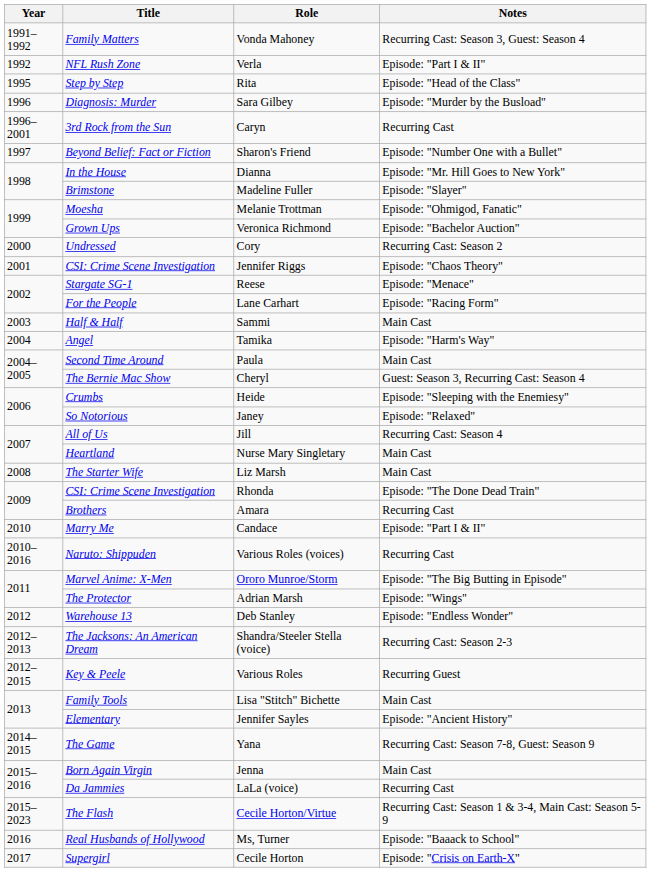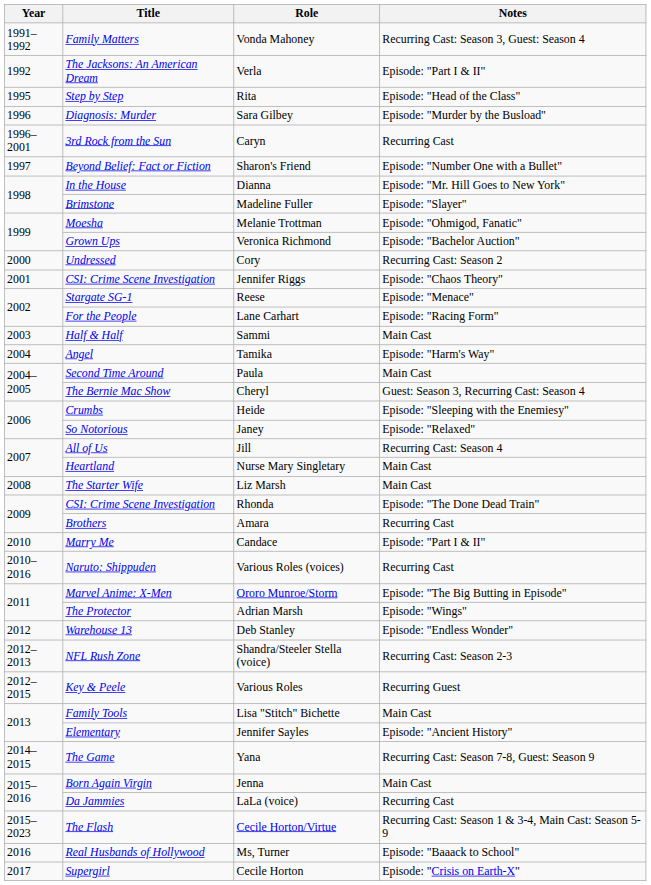(103, 64) NFL Rush Zone -> (131, 71) The Jacksons: An American Dream
(131, 642) The Jacksons: An American Dream -> (103, 655) NFL Rush Zone
